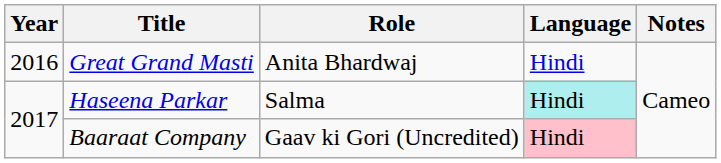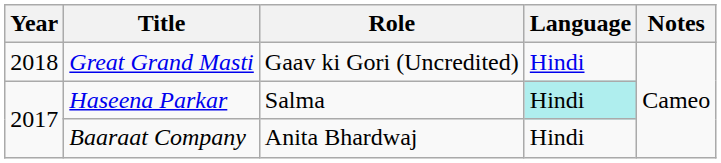(34, 61) 2016 -> (34, 61) 2018
(341, 61) Anita Bhardwaj -> (392, 61) Gaav ki Gori (Uncredited)
(392, 137) Gaav ki Gori (Uncredited) -> (341, 137) Anita Bhardwaj
(557, 137) pink background -> (557, 137) no background
